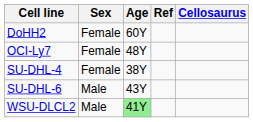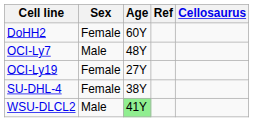(101, 51) Female -> (94, 51) Male
+ row: (32, 70)
- row: (34, 88)
